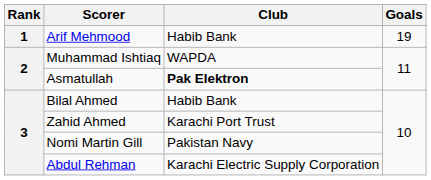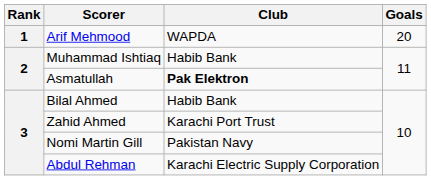(202, 36) Habib Bank -> (191, 36) WAPDA
(404, 36) 19 -> (404, 36) 20
(191, 57) WAPDA -> (202, 57) Habib Bank
